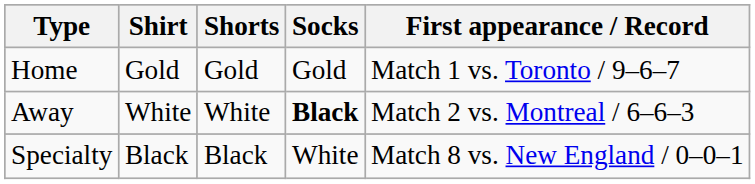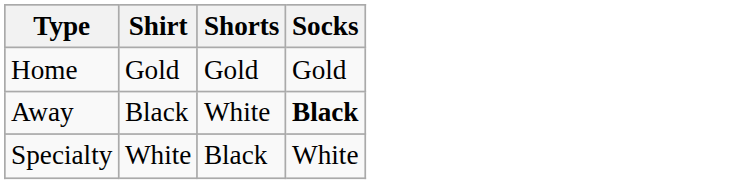- column: (557, 26)
(158, 112) White -> (157, 112) Black
(157, 155) Black -> (158, 155) White
